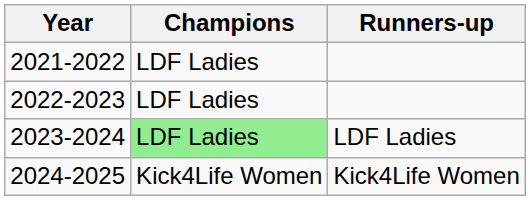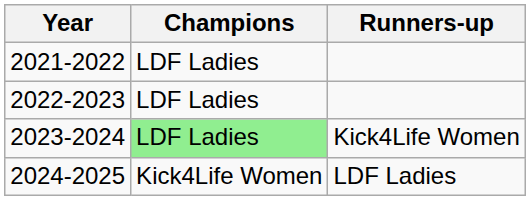(395, 137) LDF Ladies -> (427, 137) Kick4Life Women
(427, 175) Kick4Life Women -> (395, 175) LDF Ladies
